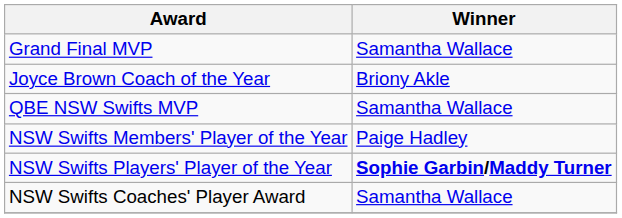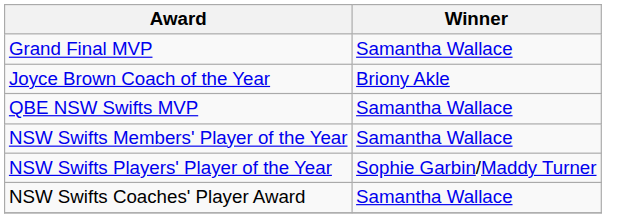(412, 138) Paige Hadley -> (434, 138) Samantha Wallace
(484, 167) bold -> (476, 167) normal
